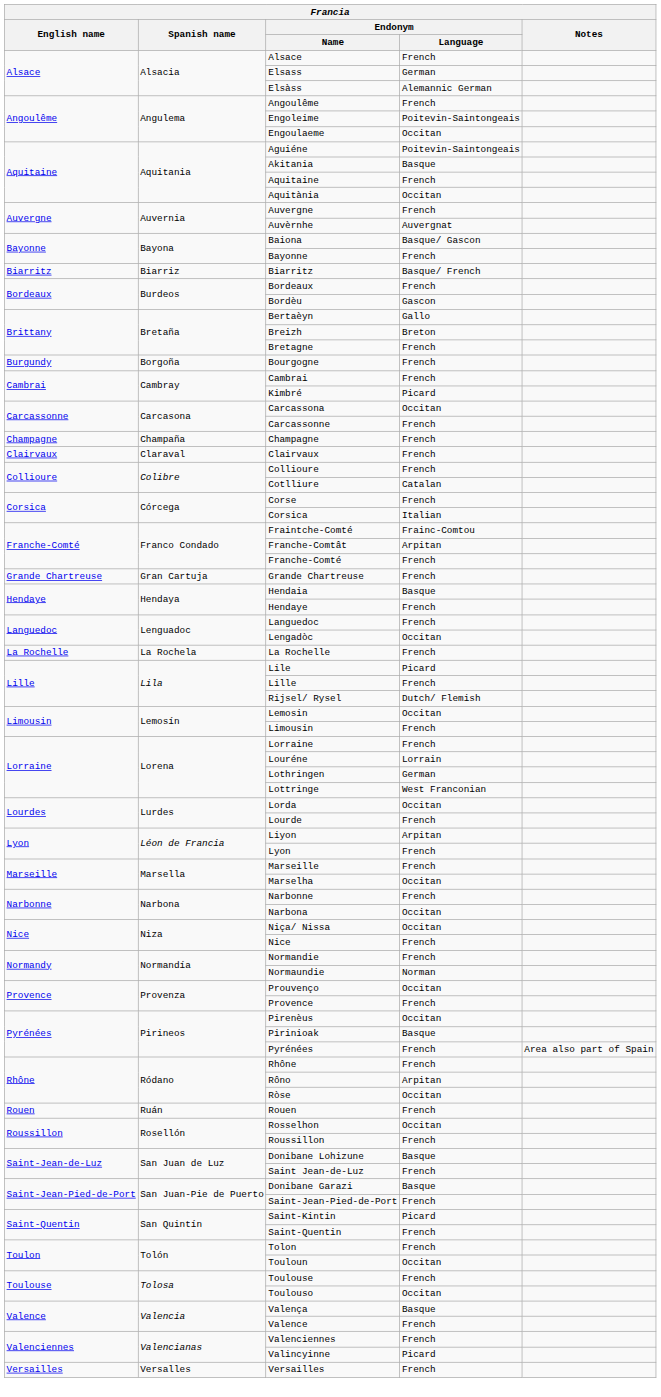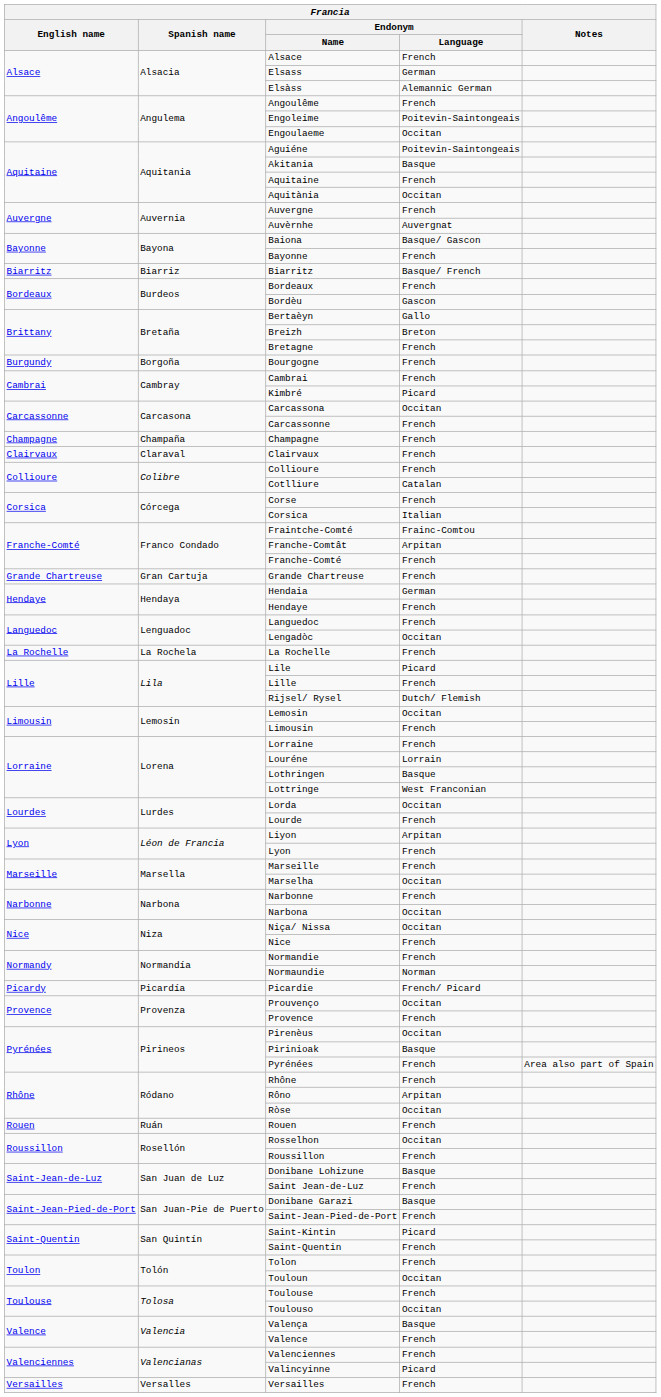(419, 592) Basque -> (419, 592) German
(419, 775) German -> (419, 775) Basque
+ row: (291, 988)
